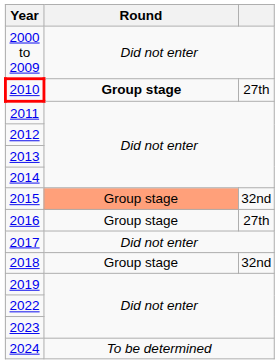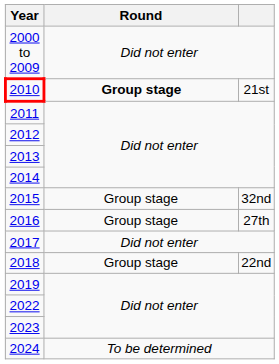(256, 90) 27th -> (256, 90) 21st
(141, 199) lightsalmon background -> (141, 199) no background
(256, 263) 32nd -> (256, 263) 22nd
